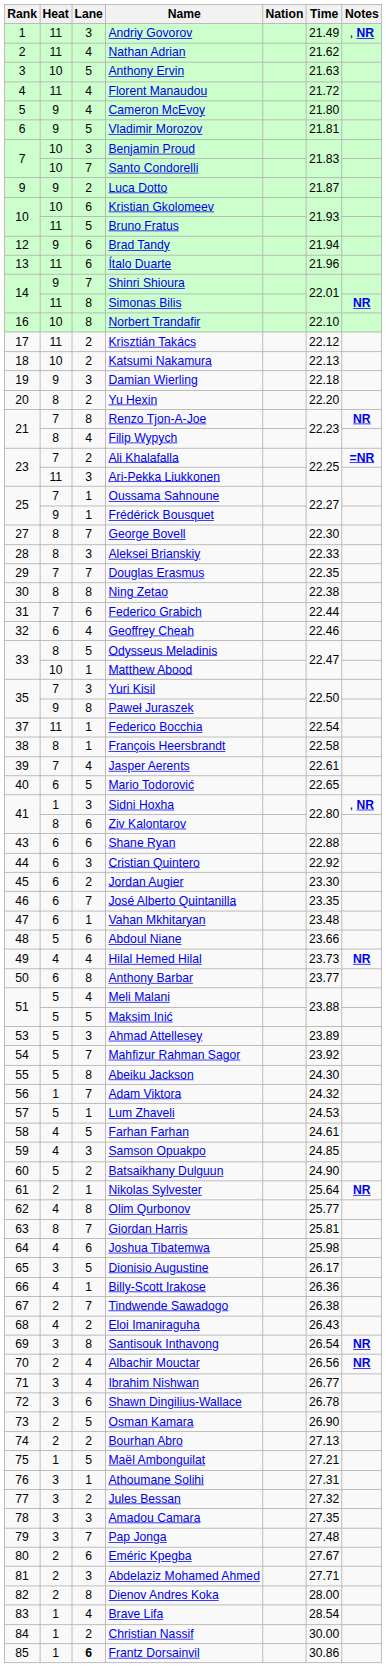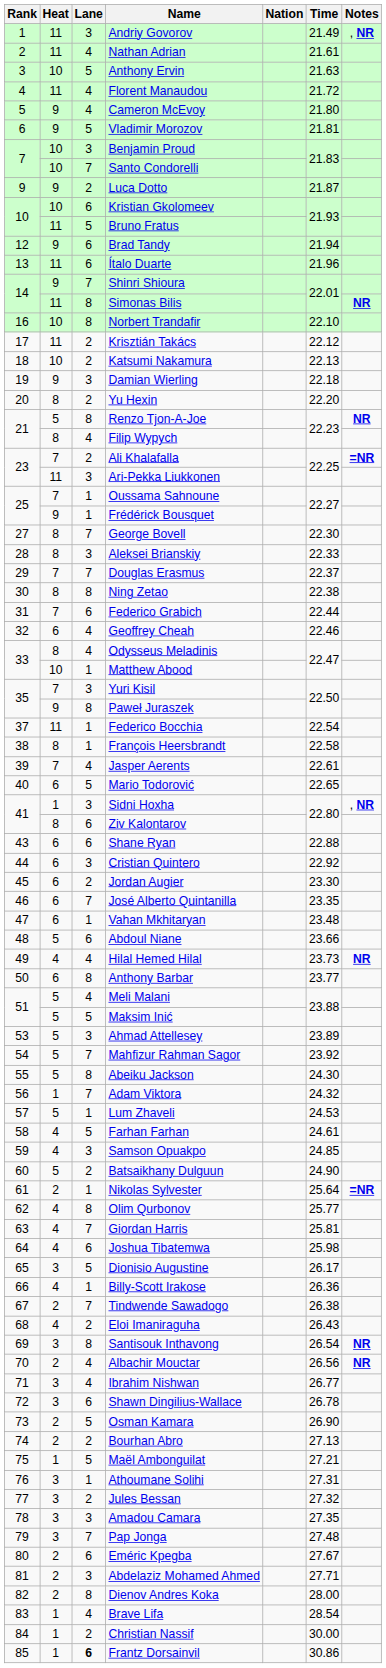(324, 52) 21.62 -> (324, 52) 21.61
(56, 419) 7 -> (56, 419) 5
(324, 573) 22.35 -> (324, 573) 22.37
(89, 650) 5 -> (89, 650) 4
(362, 1190) NR -> (362, 1190) =NR
(56, 1229) 8 -> (56, 1229) 4
